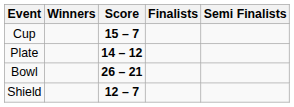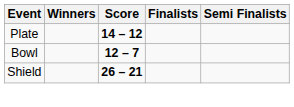- row: (24, 33)
(122, 72) 26 – 21 -> (122, 53) 12 – 7
(122, 92) 12 – 7 -> (122, 72) 26 – 21
